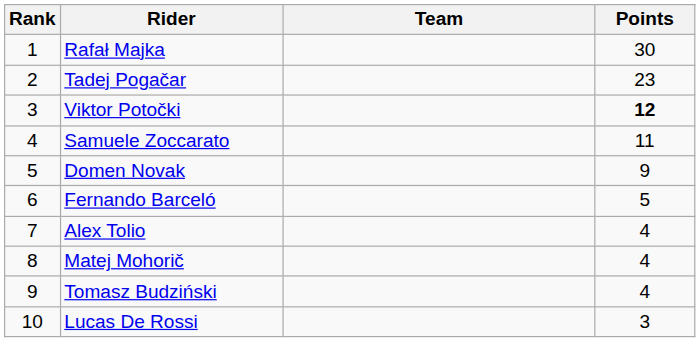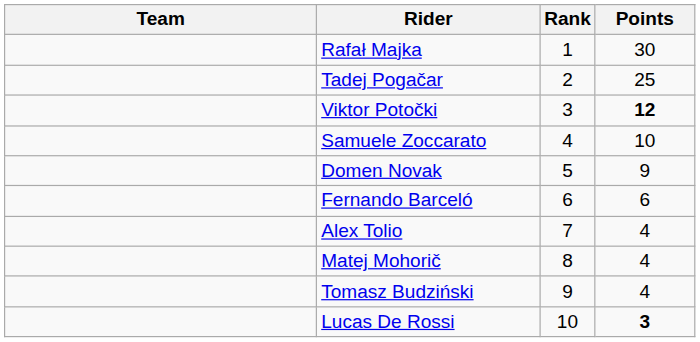columns swapped: (32, 19) <-> (439, 19)
(645, 79) 23 -> (645, 79) 25
(645, 140) 11 -> (645, 140) 10
(645, 200) 5 -> (645, 200) 6
(645, 321) normal -> (645, 321) bold
